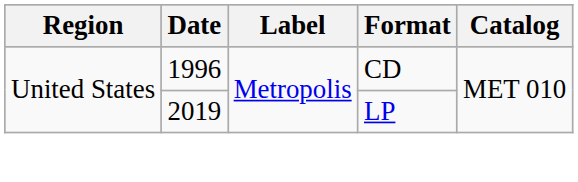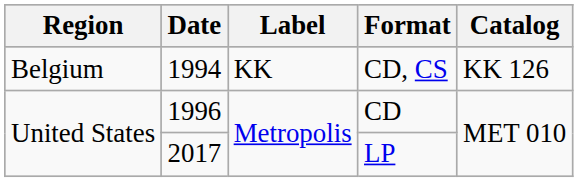+ row: (406, 68)
(194, 111) 2019 -> (194, 153) 2017
